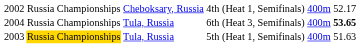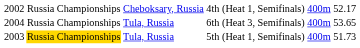(345, 22) bold -> (345, 22) normal
(345, 37) 51.63 -> (345, 37) 51.73
